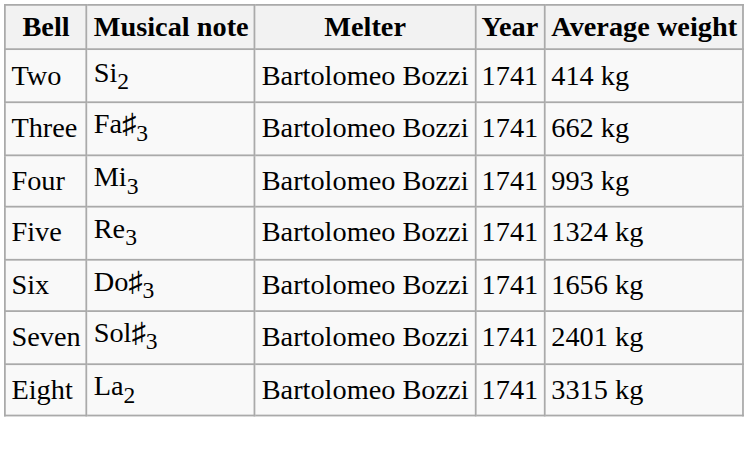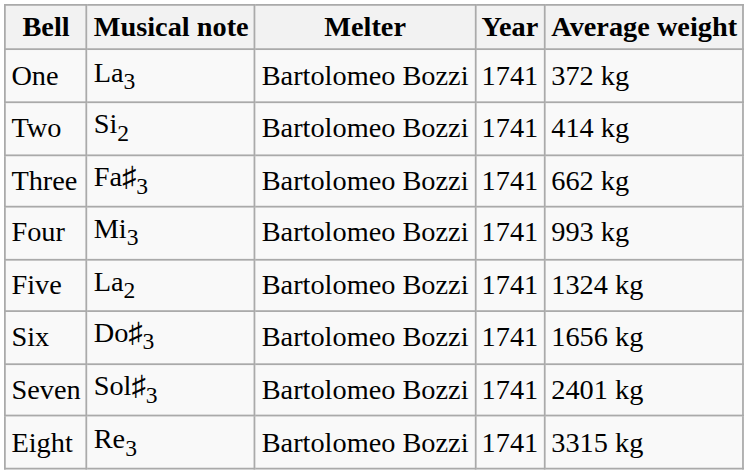+ row: (35, 75)
(115, 232) Re3 -> (115, 284) La2
(115, 389) La2 -> (115, 441) Re3
